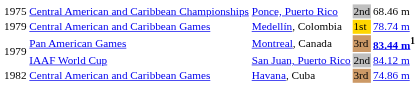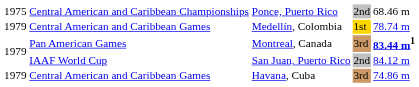(15, 76) 1982 -> (15, 76) 1979
